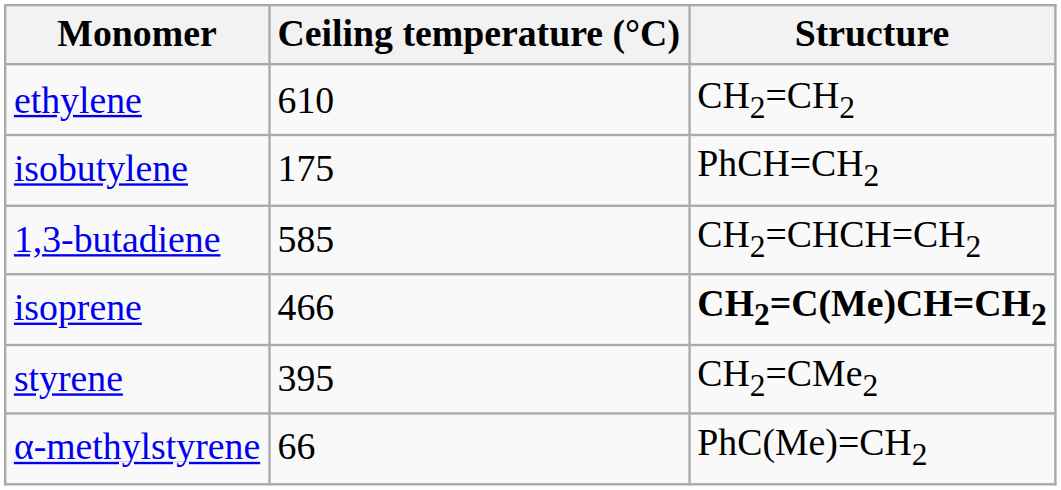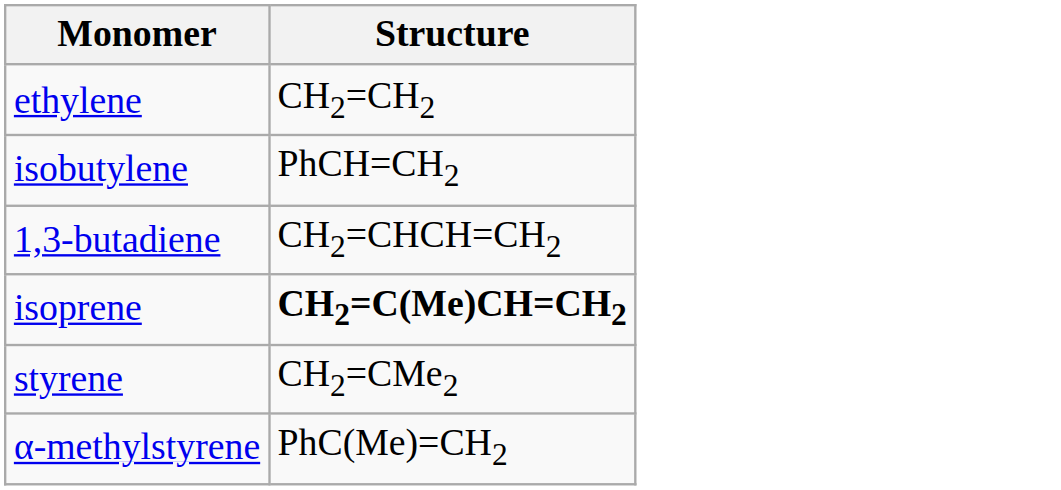- column: (479, 34)
